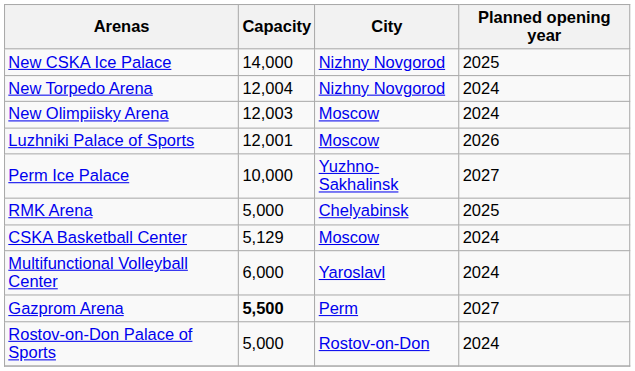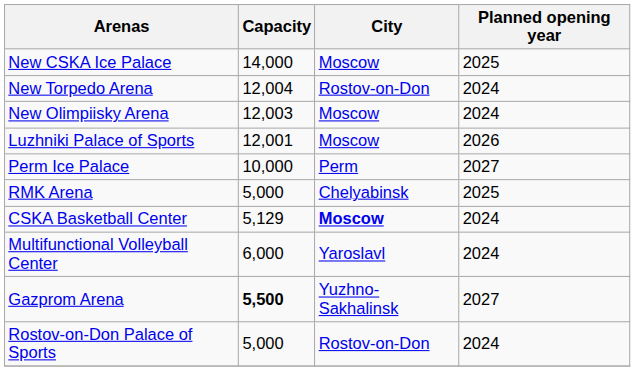(382, 62) Nizhny Novgorod -> (349, 62) Moscow
(382, 88) Nizhny Novgorod -> (374, 88) Rostov-on-Don
(359, 176) Yuzhno-Sakhalinsk -> (338, 166) Perm
(349, 237) normal -> (351, 219) bold
(338, 308) Perm -> (359, 299) Yuzhno-Sakhalinsk
